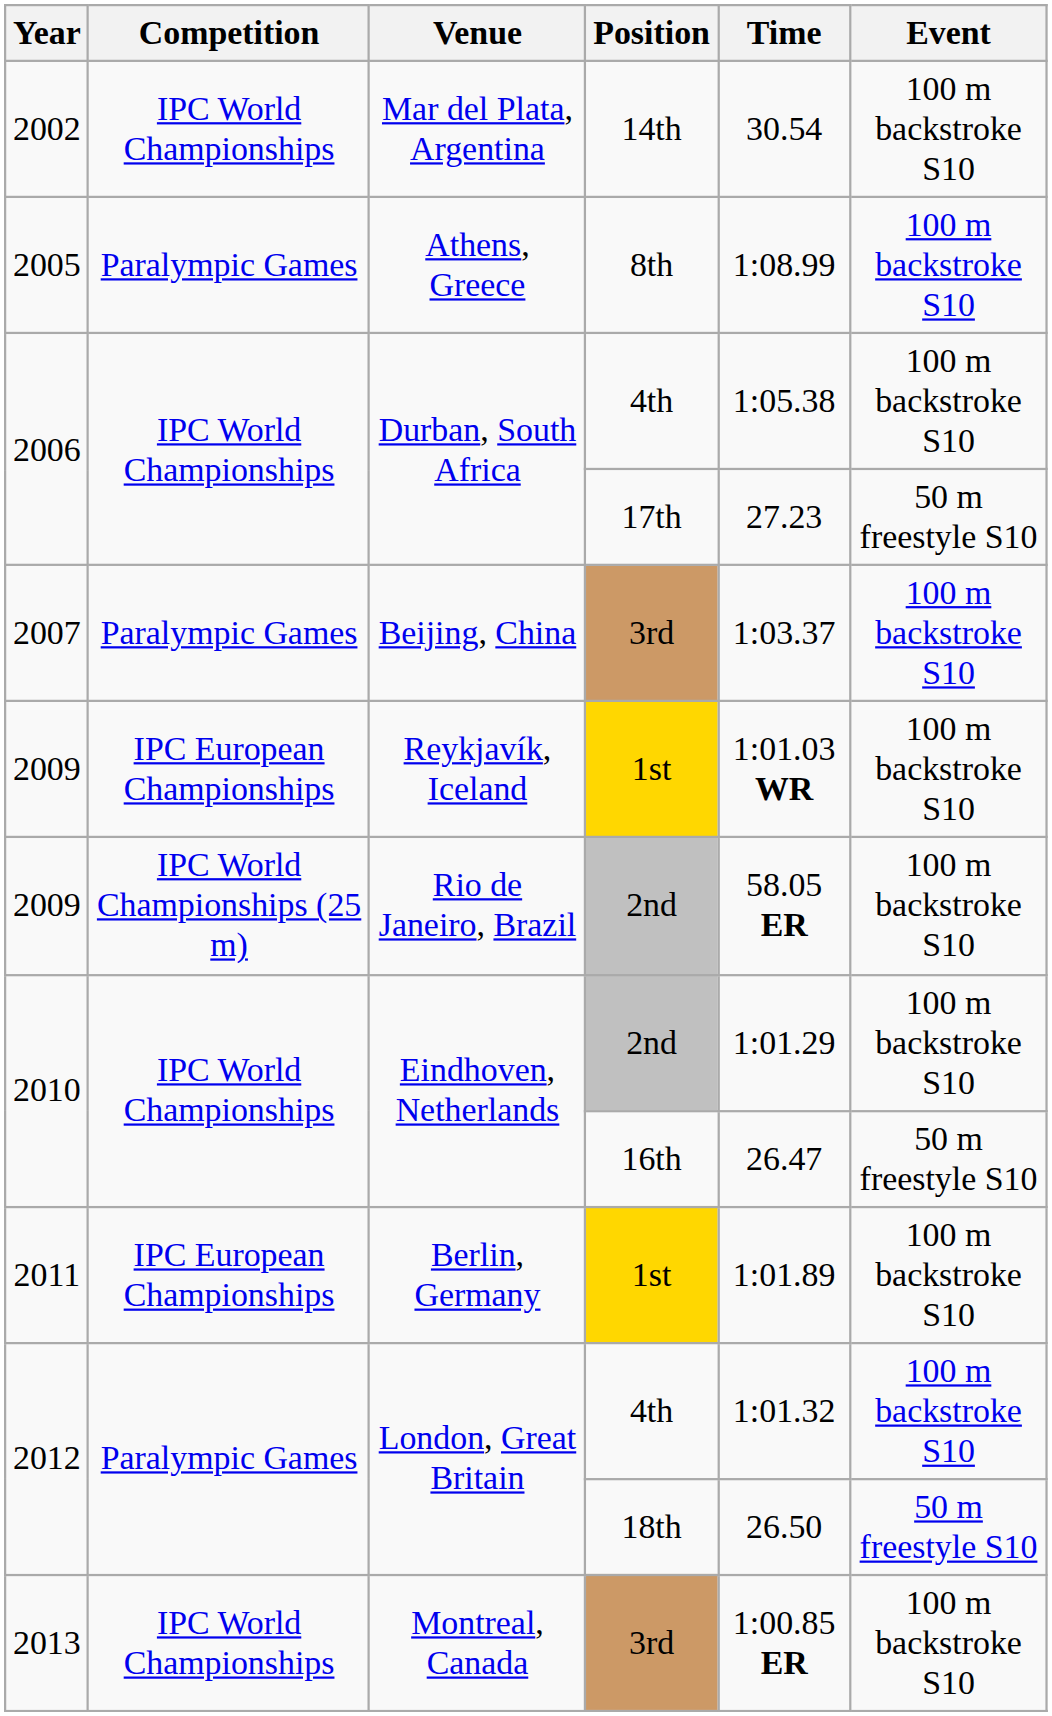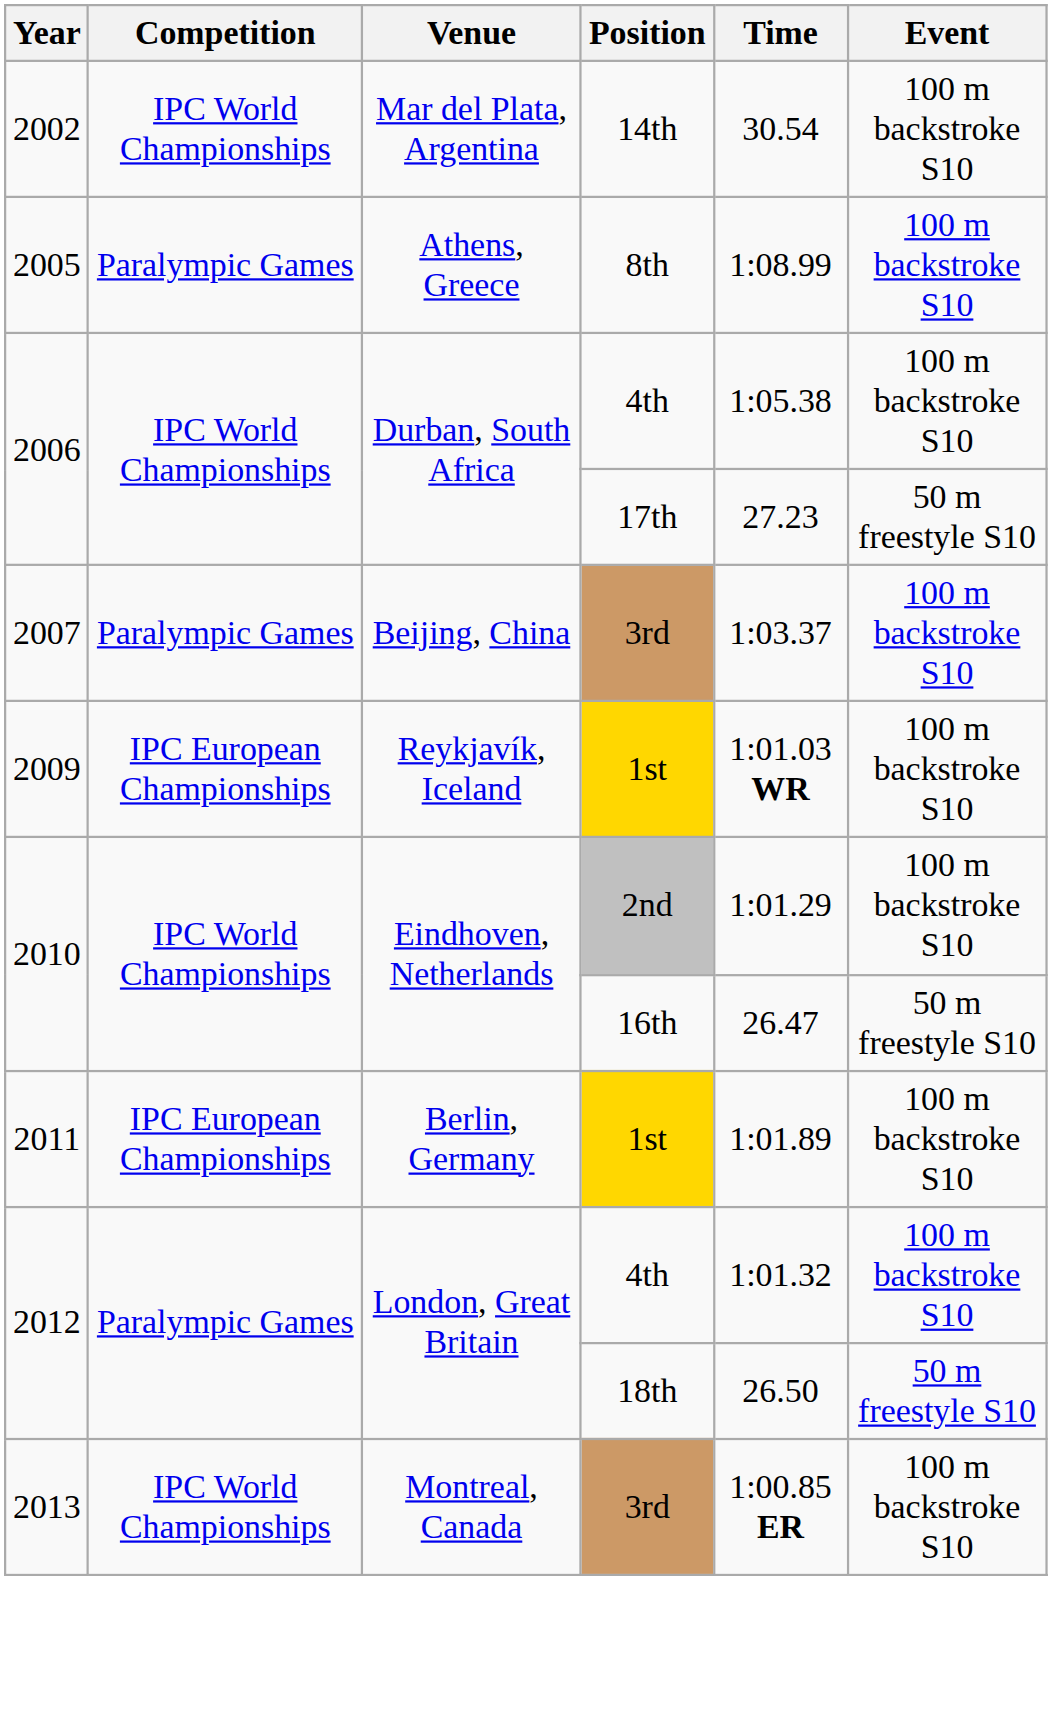- row: (477, 905)
